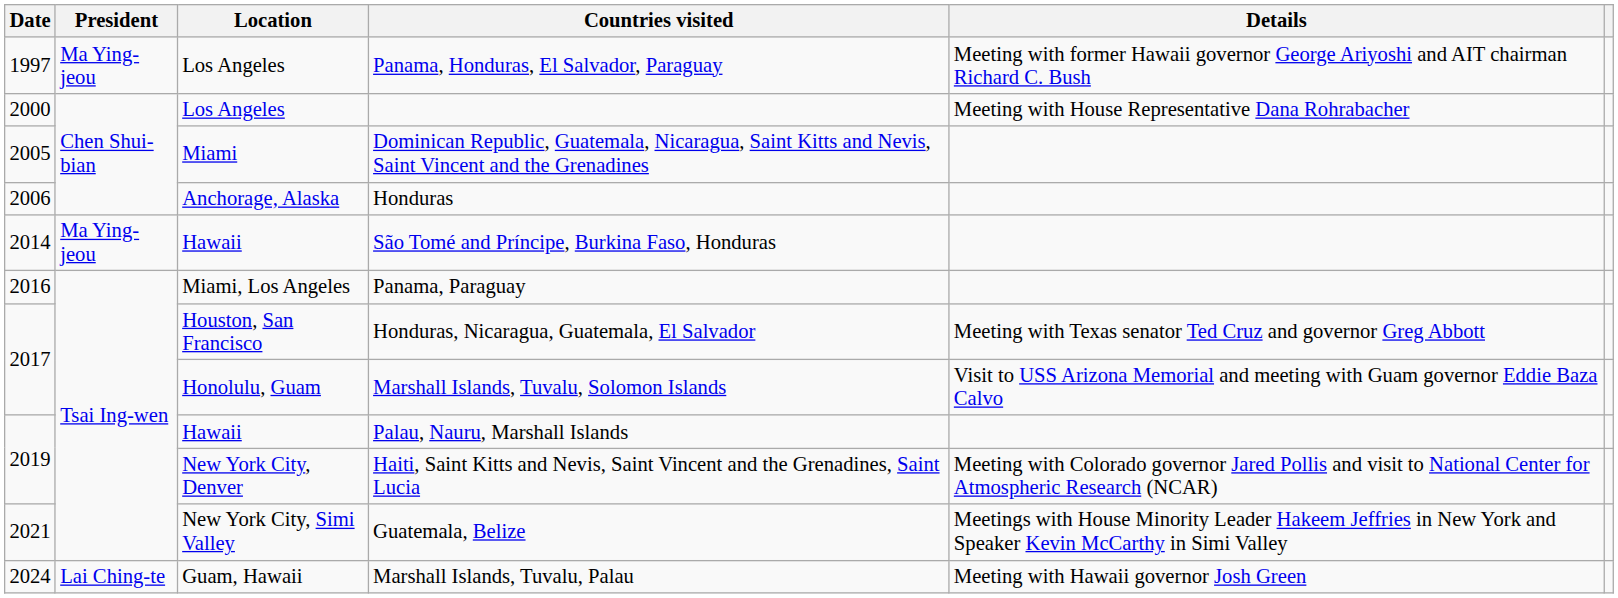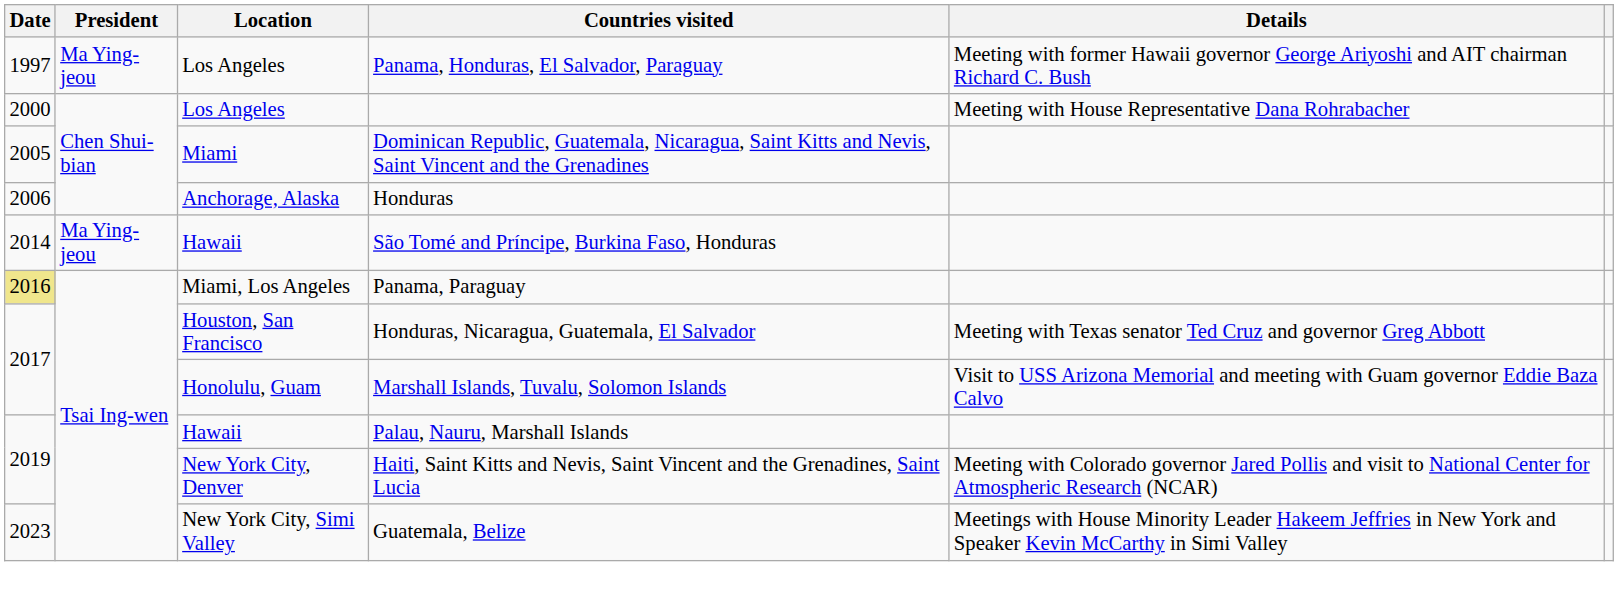(30, 286) no background -> (30, 286) khaki background
(30, 531) 2021 -> (30, 531) 2023
- row: (504, 576)
